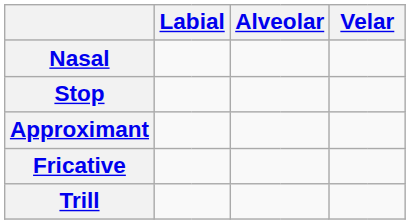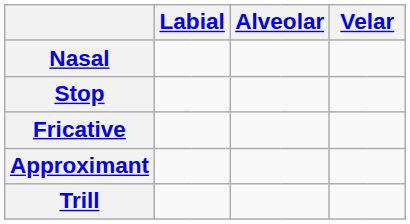rows swapped: (79, 165) <-> (79, 129)
